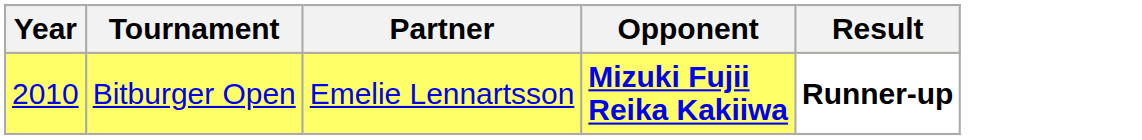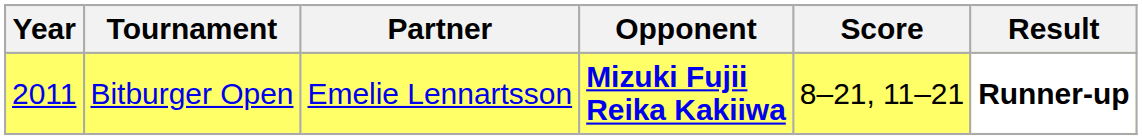+ column: (882, 29)
(45, 93) 2010 -> (44, 93) 2011
